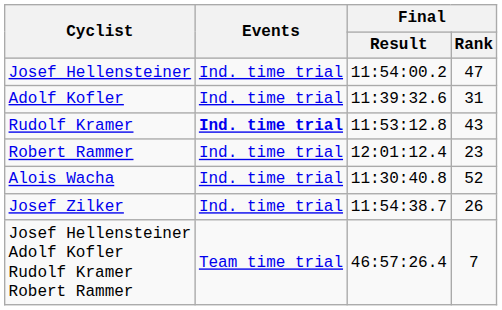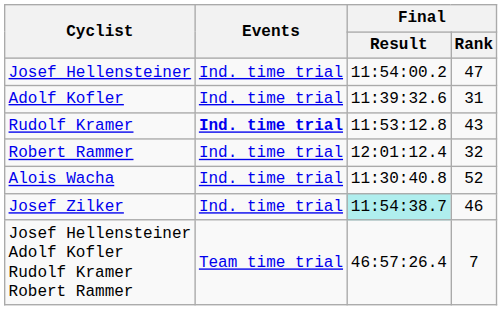(474, 152) 23 -> (474, 152) 32
(399, 206) no background -> (399, 206) paleturquoise background
(474, 206) 26 -> (474, 206) 46
